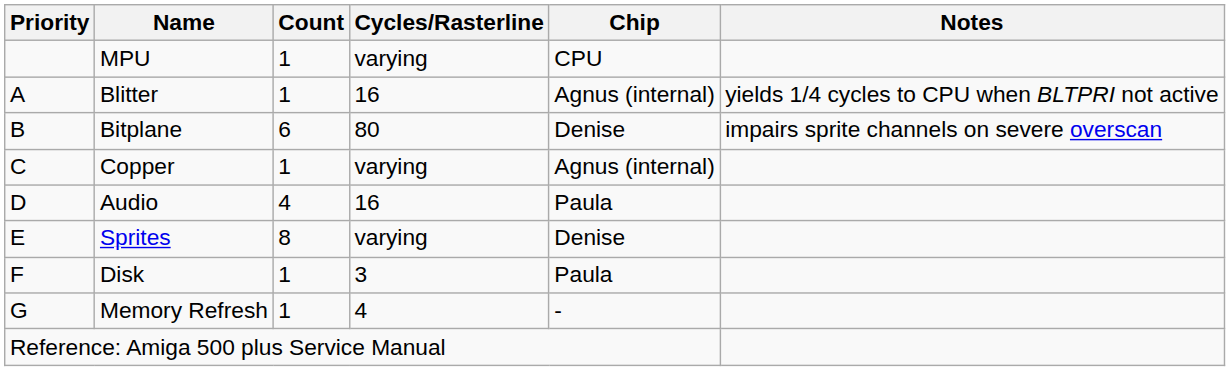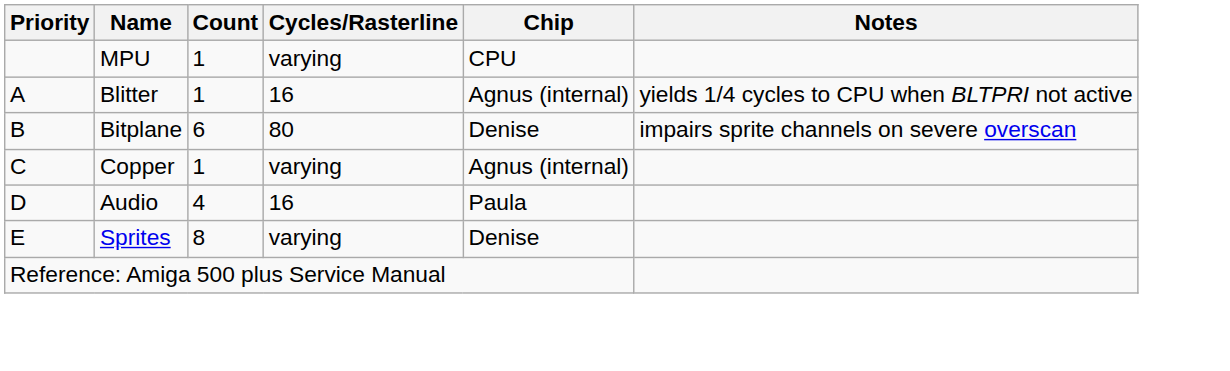- row: (122, 274)
- row: (184, 310)
